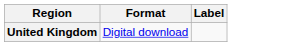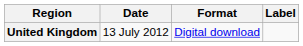+ column: (136, 13)
